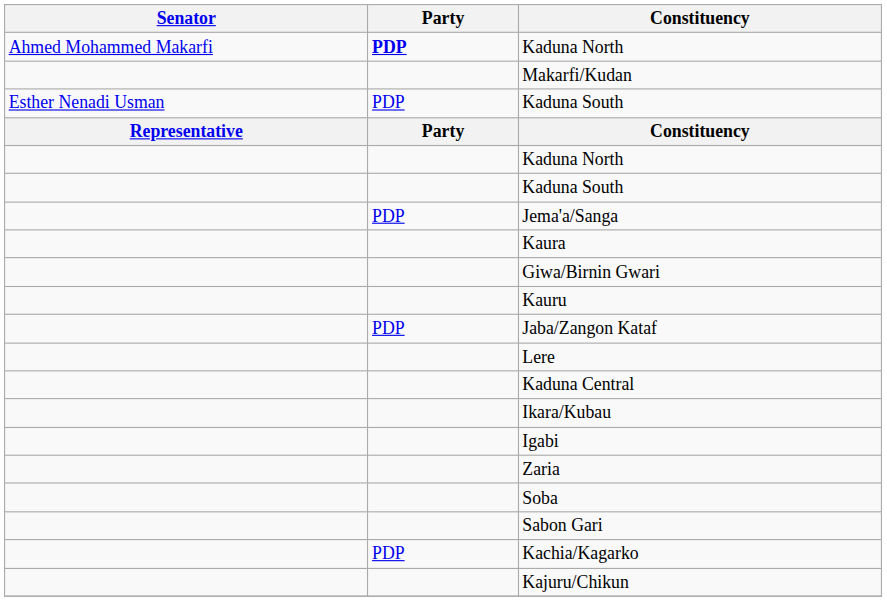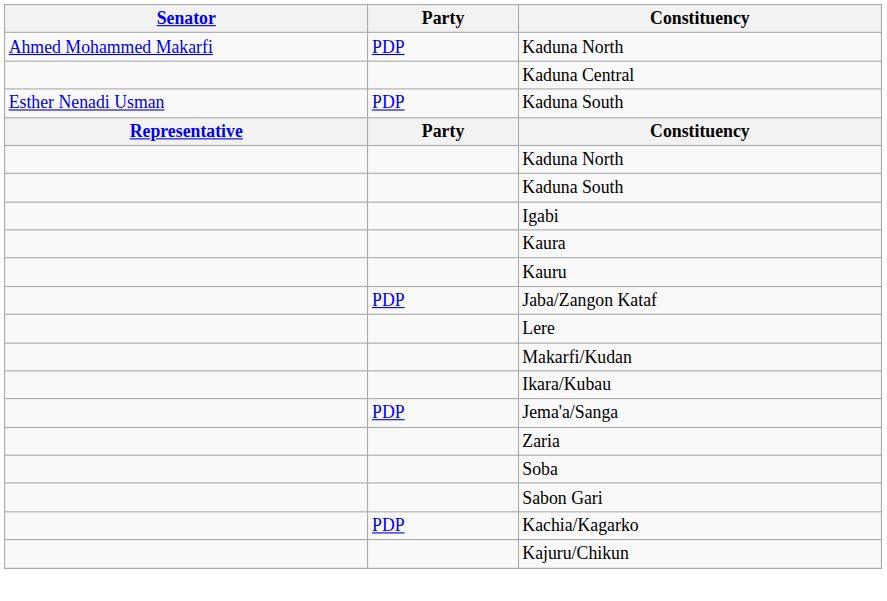(389, 46) bold -> (388, 46) normal
rows swapped: (186, 385) <-> (186, 75)
rows swapped: (186, 441) <-> (186, 216)
- row: (186, 272)
